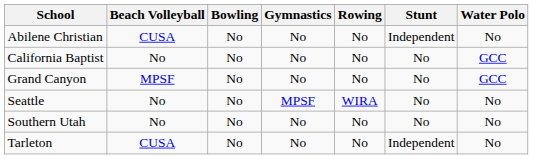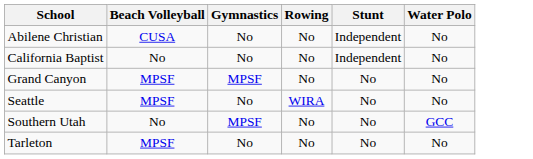- column: (235, 15)
(421, 57) No -> (368, 57) Independent
(493, 57) GCC -> (439, 57) No
(298, 79) No -> (245, 79) MPSF
(493, 79) GCC -> (439, 79) No
(157, 100) No -> (157, 100) MPSF
(298, 100) MPSF -> (245, 100) No
(298, 121) No -> (245, 121) MPSF
(493, 121) No -> (439, 121) GCC
(157, 143) CUSA -> (157, 143) MPSF
(421, 143) Independent -> (368, 143) No
